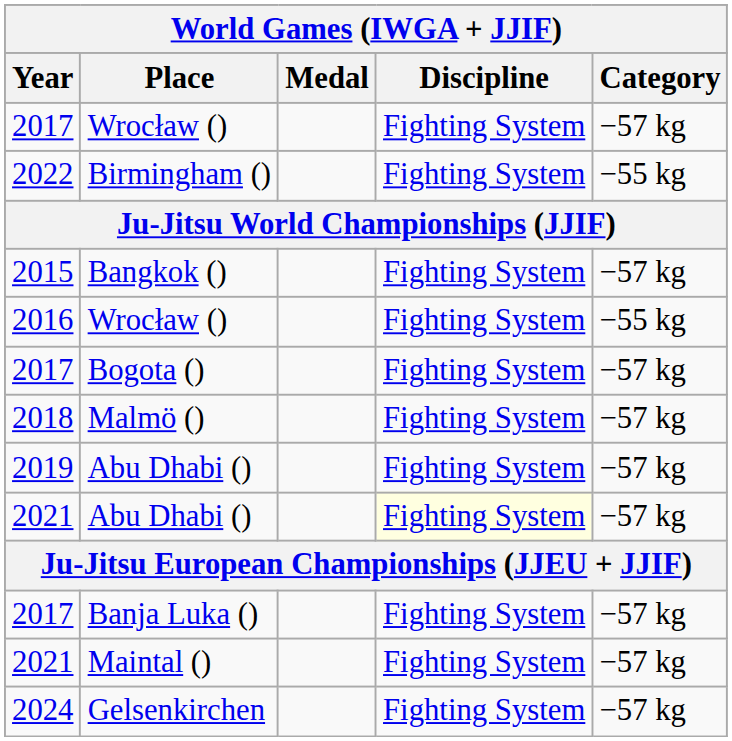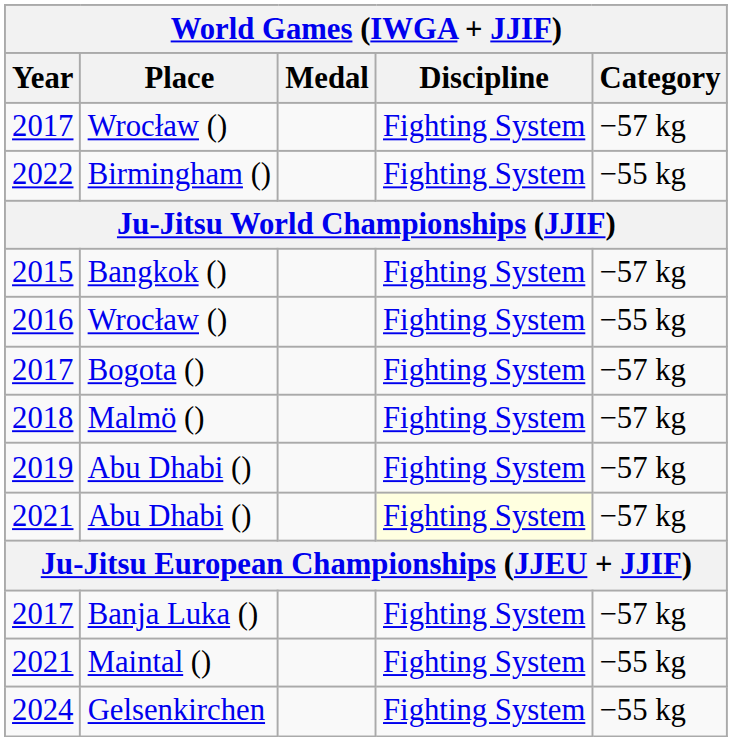(643, 662) −57 kg -> (643, 662) −55 kg
(643, 710) −57 kg -> (643, 710) −55 kg
